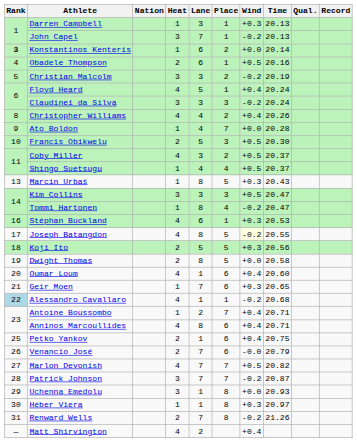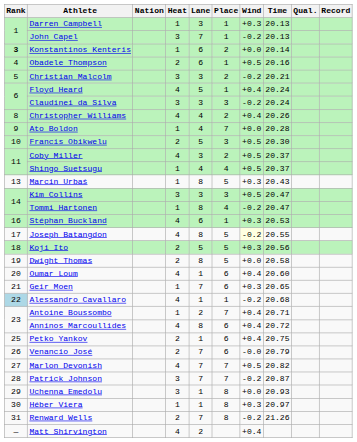(277, 77) 20.19 -> (277, 77) 20.21
(277, 326) 20.71 -> (277, 326) 20.72
